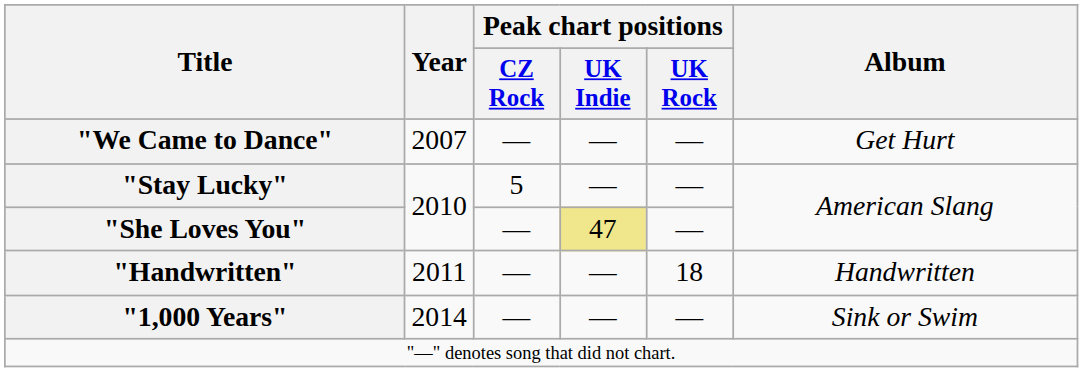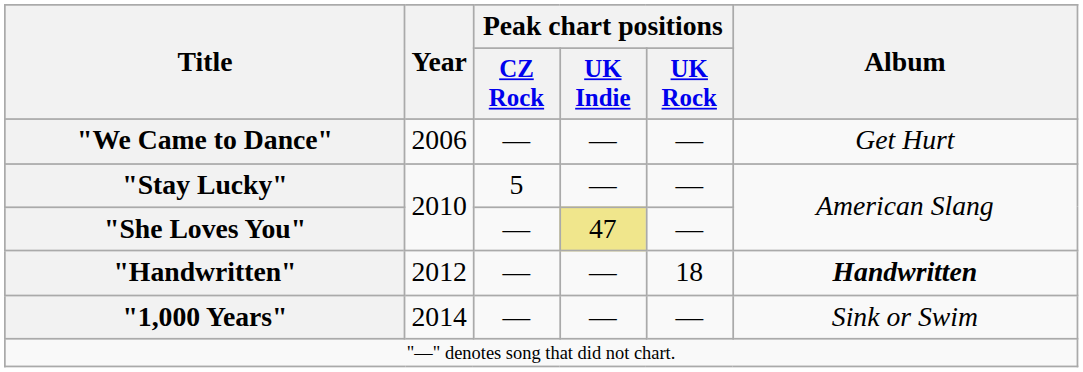(439, 140) 2007 -> (439, 140) 2006
(439, 272) 2011 -> (439, 272) 2012
(905, 272) normal -> (905, 272) bold
